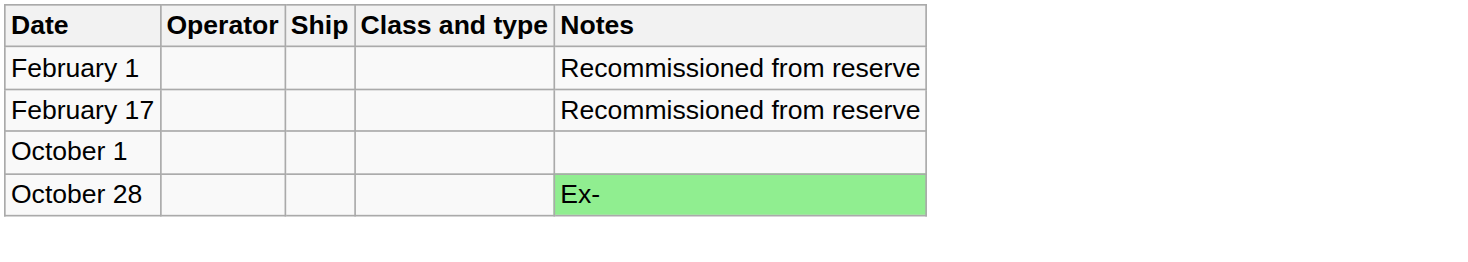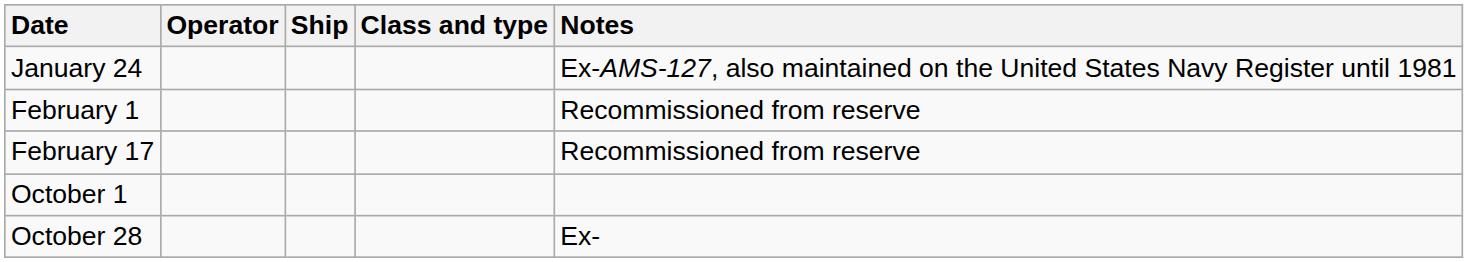+ row: (77, 67)
(580, 194) lightgreen background -> (580, 236) no background
